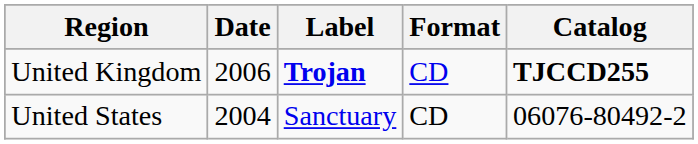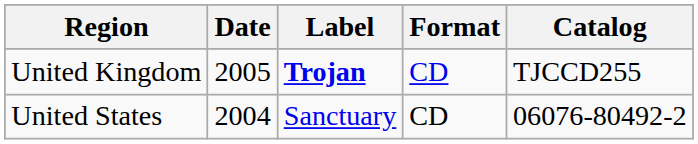(243, 71) 2006 -> (243, 71) 2005
(581, 71) bold -> (577, 71) normal
